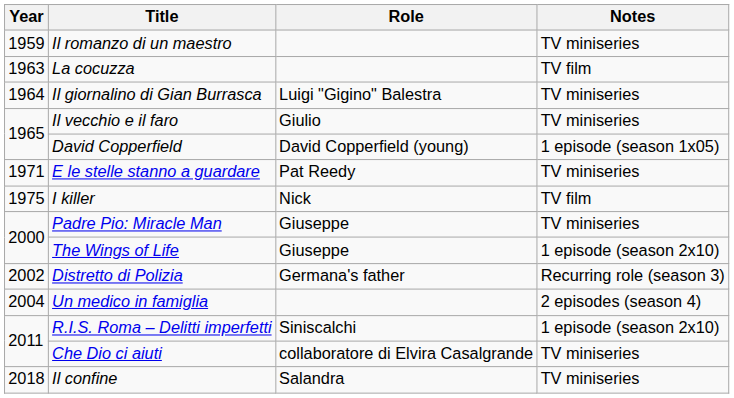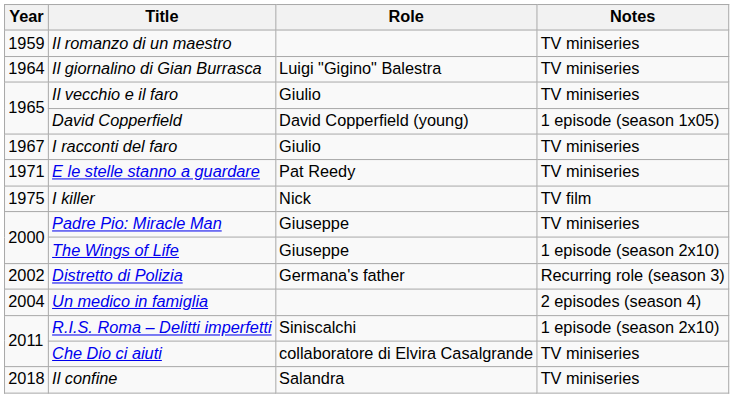- row: (93, 69)
+ row: (115, 146)
